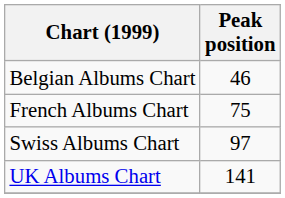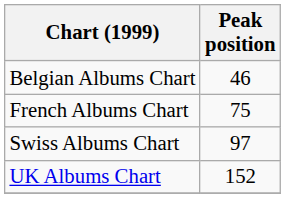(240, 176) 141 -> (240, 176) 152
